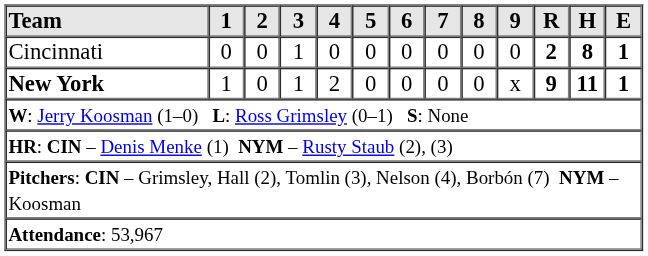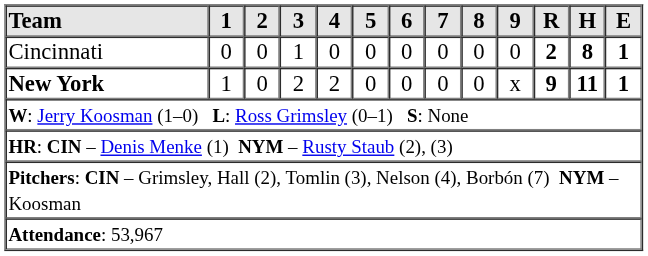(298, 83) 1 -> (298, 83) 2
